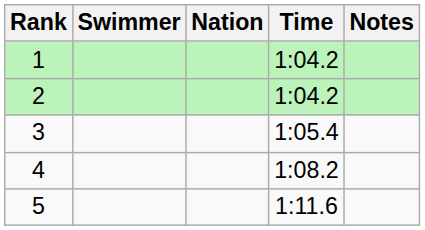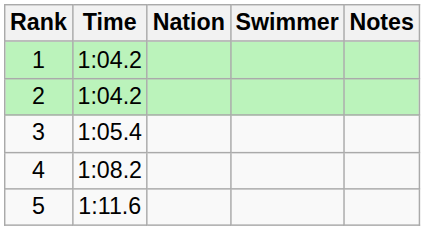columns swapped: (129, 22) <-> (306, 22)
